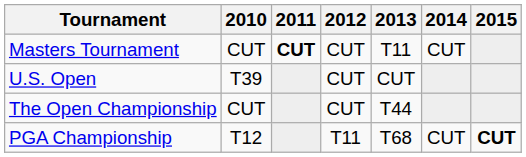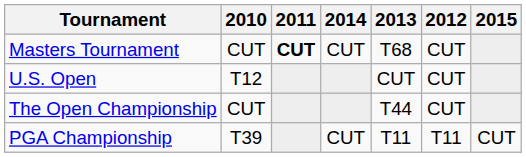columns swapped: (346, 20) <-> (446, 20)
(396, 49) T11 -> (396, 49) T68
(246, 79) T39 -> (246, 79) T12
(246, 138) T12 -> (246, 138) T39
(396, 138) T68 -> (396, 138) T11
(496, 138) bold -> (496, 138) normal
